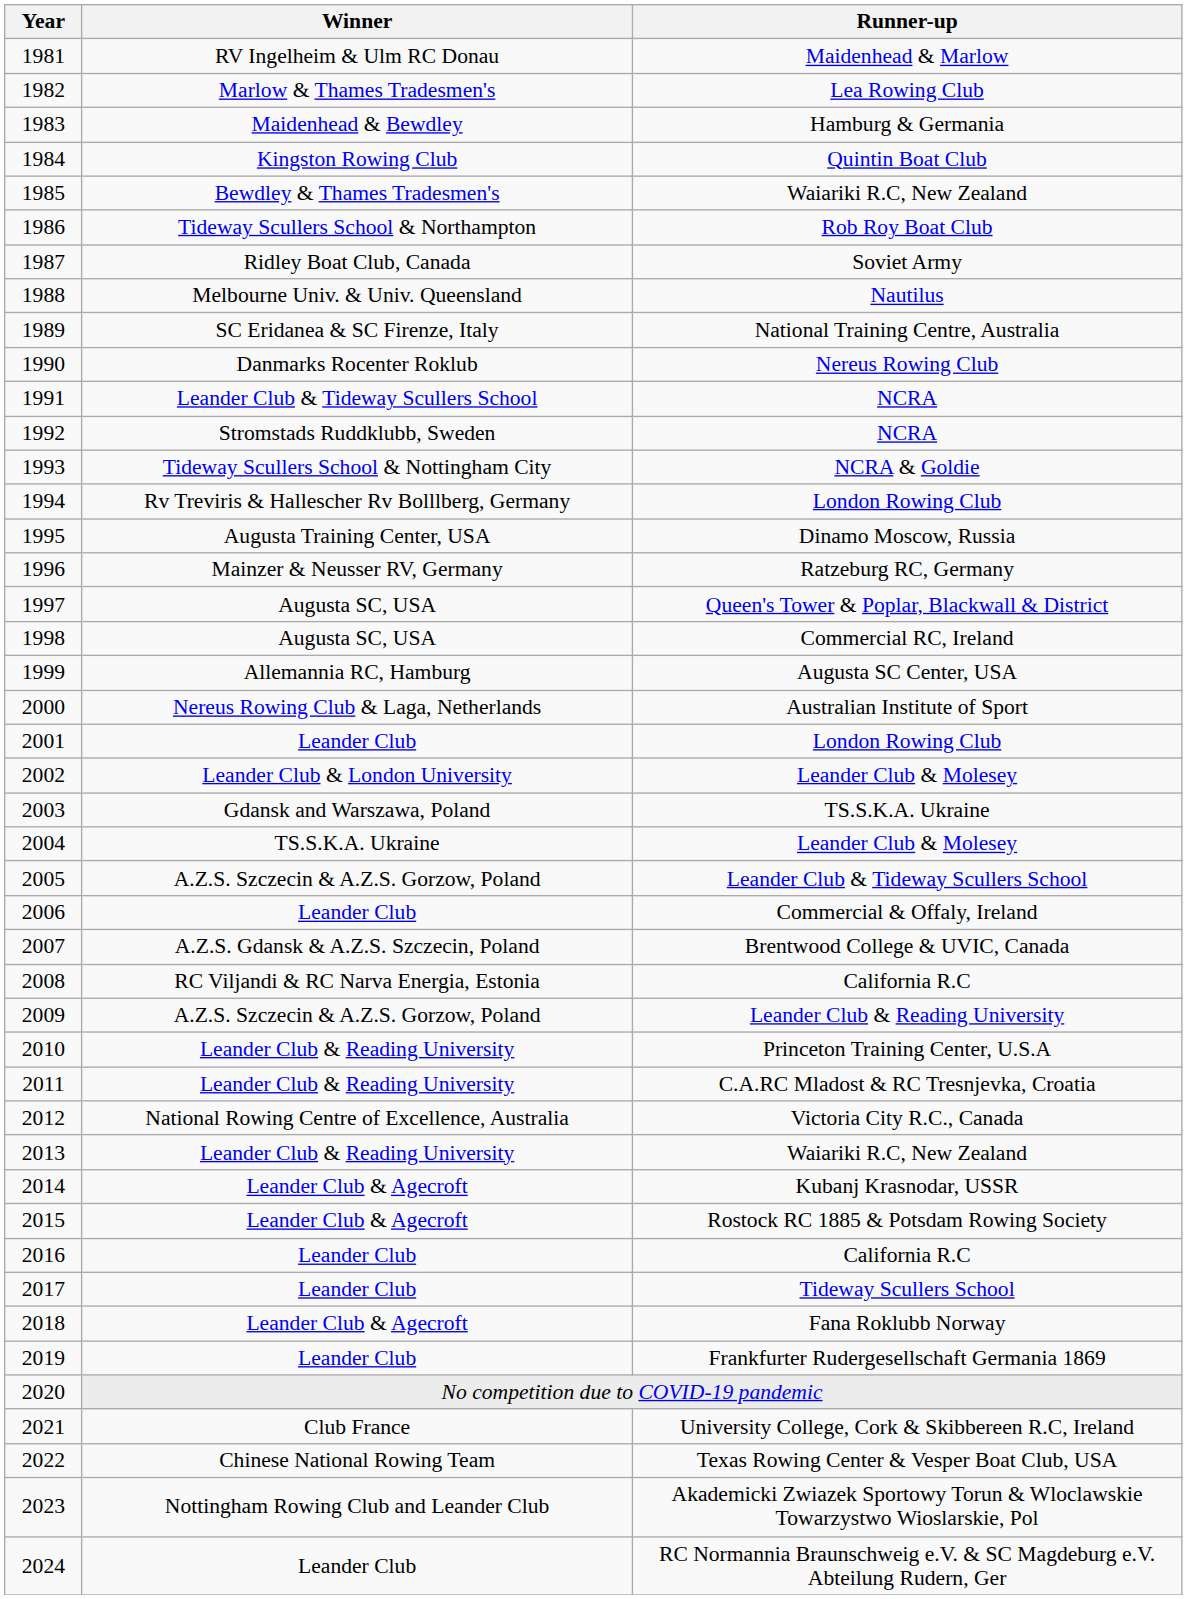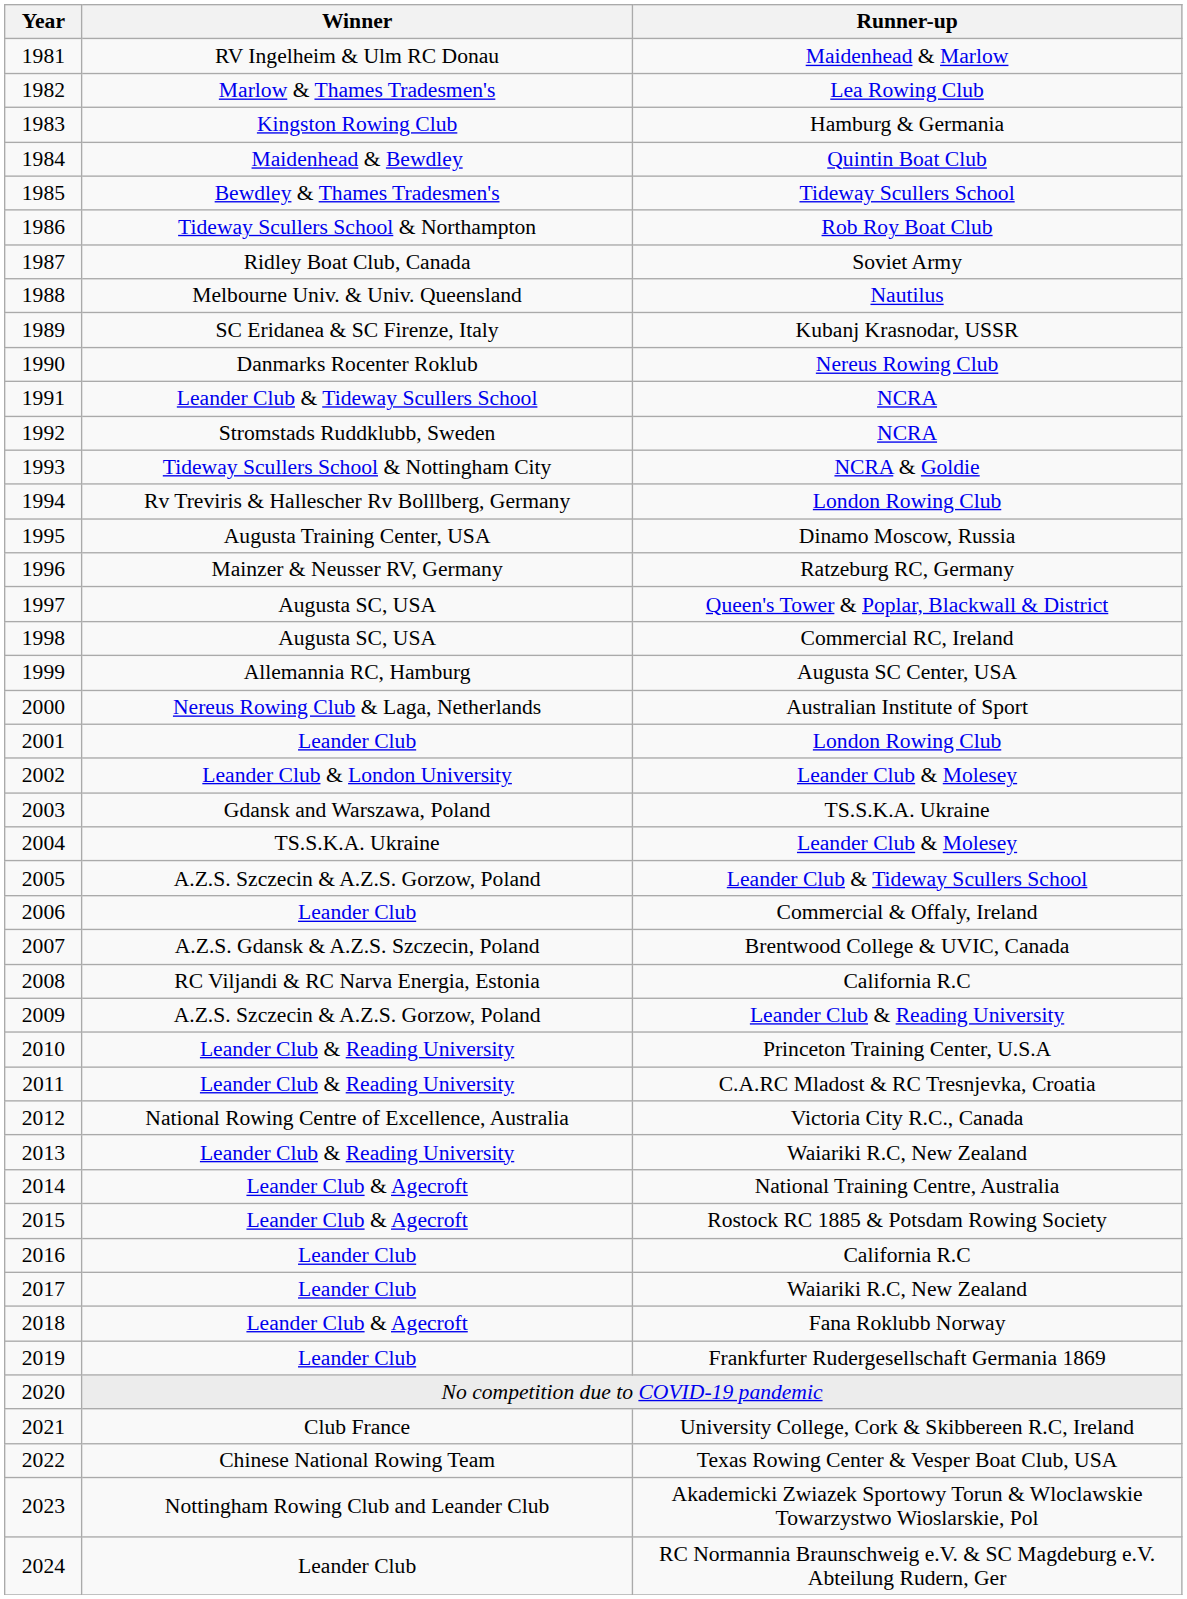(357, 124) Maidenhead & Bewdley -> (357, 124) Kingston Rowing Club
(357, 158) Kingston Rowing Club -> (357, 158) Maidenhead & Bewdley
(907, 192) Waiariki R.C, New Zealand -> (907, 192) Tideway Scullers School
(907, 329) National Training Centre, Australia -> (907, 329) Kubanj Krasnodar, USSR
(907, 1186) Kubanj Krasnodar, USSR -> (907, 1186) National Training Centre, Australia
(907, 1289) Tideway Scullers School -> (907, 1289) Waiariki R.C, New Zealand
